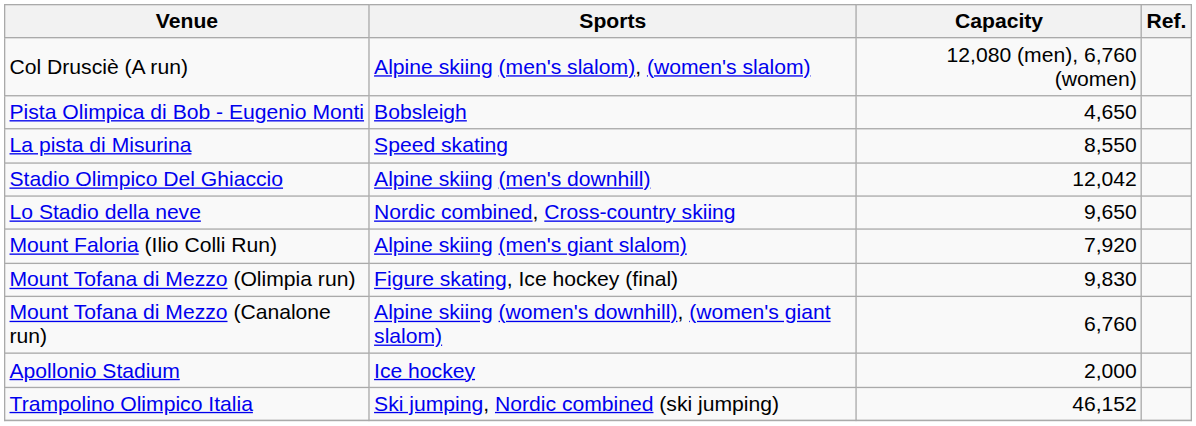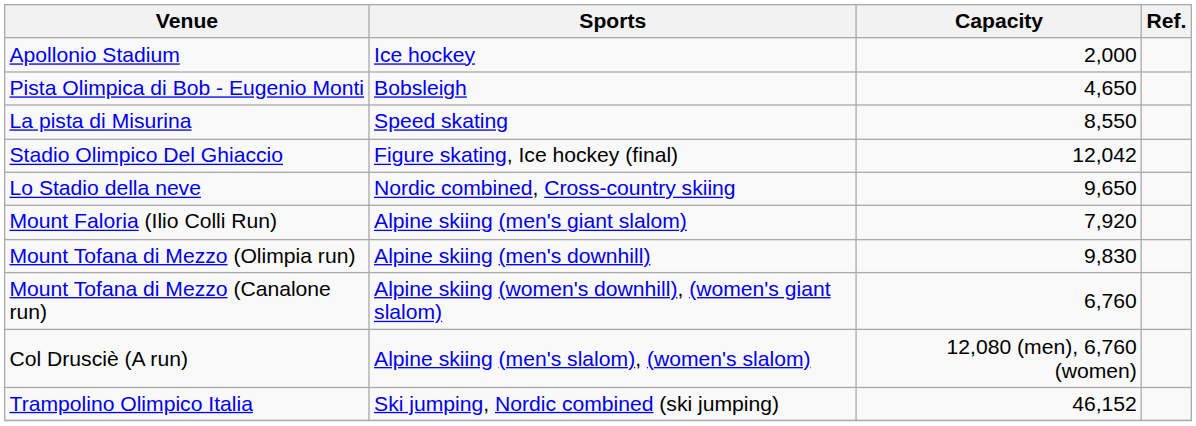rows swapped: (95, 370) <-> (99, 66)
(512, 178) Alpine skiing (men's downhill) -> (526, 155) Figure skating, Ice hockey (final)
(526, 279) Figure skating, Ice hockey (final) -> (512, 255) Alpine skiing (men's downhill)
